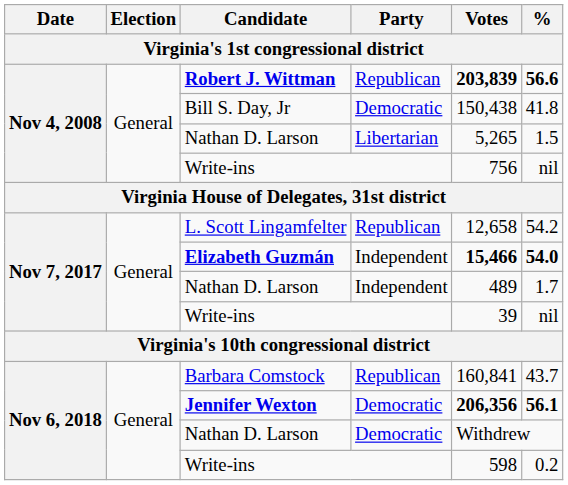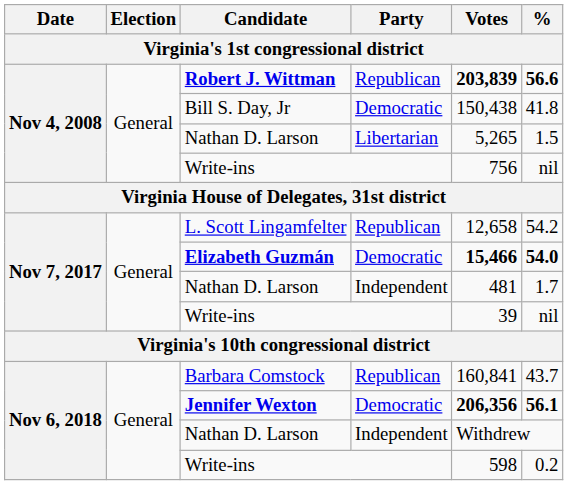(401, 256) Independent -> (399, 256) Democratic
(503, 286) 489 -> (503, 286) 481
(399, 434) Democratic -> (401, 434) Independent
